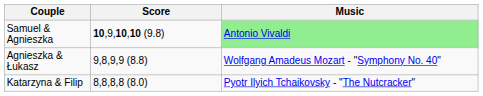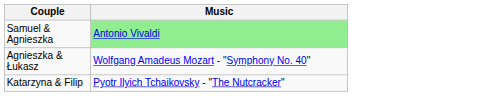- column: (156, 12)
